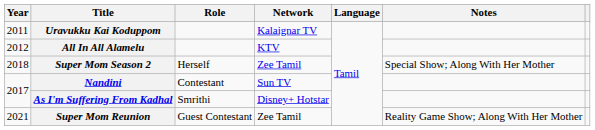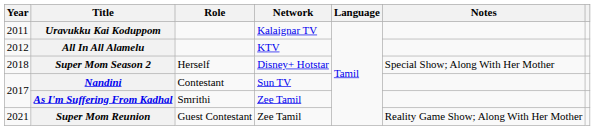(279, 64) Zee Tamil -> (293, 64) Disney+ Hotstar
(293, 99) Disney+ Hotstar -> (279, 99) Zee Tamil
